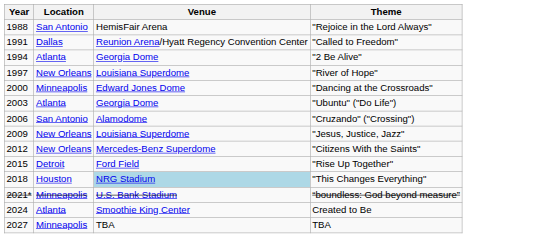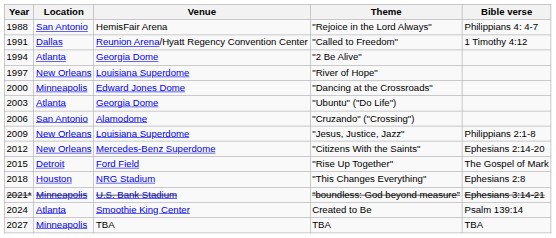+ column: (507, 12)
(126, 179) lightblue background -> (126, 179) no background
